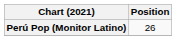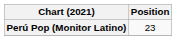(150, 27) 26 -> (150, 27) 23
